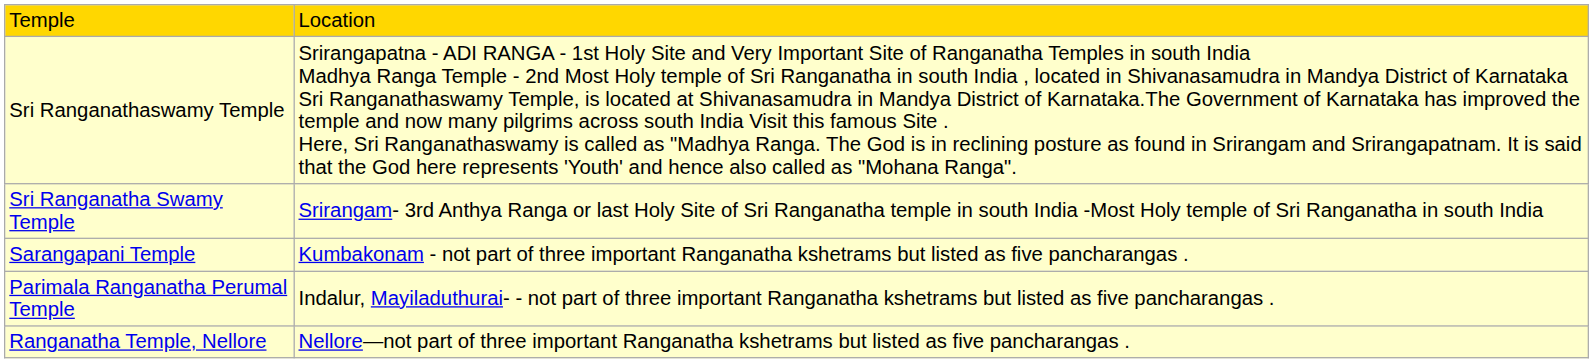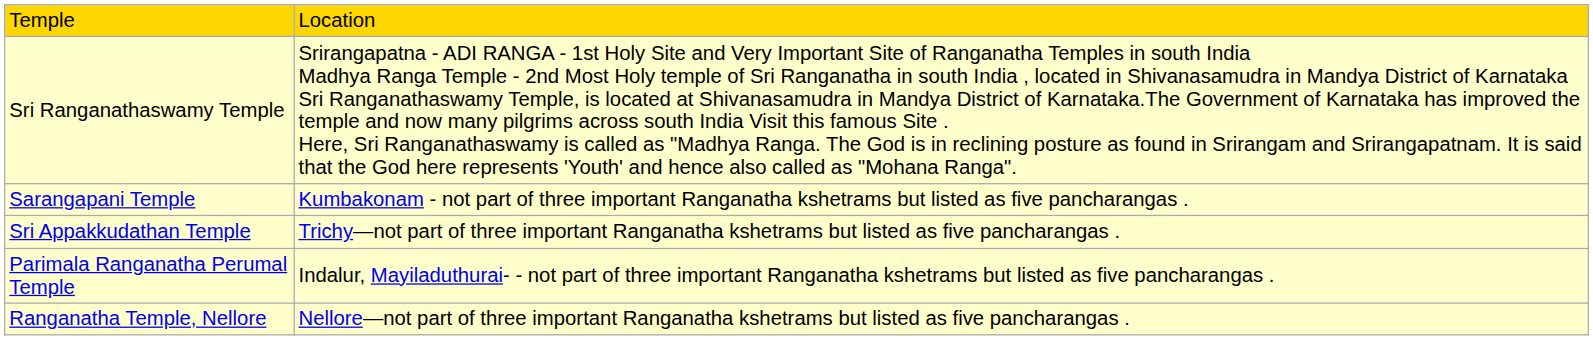- row: (116, 210)
+ row: (130, 231)
